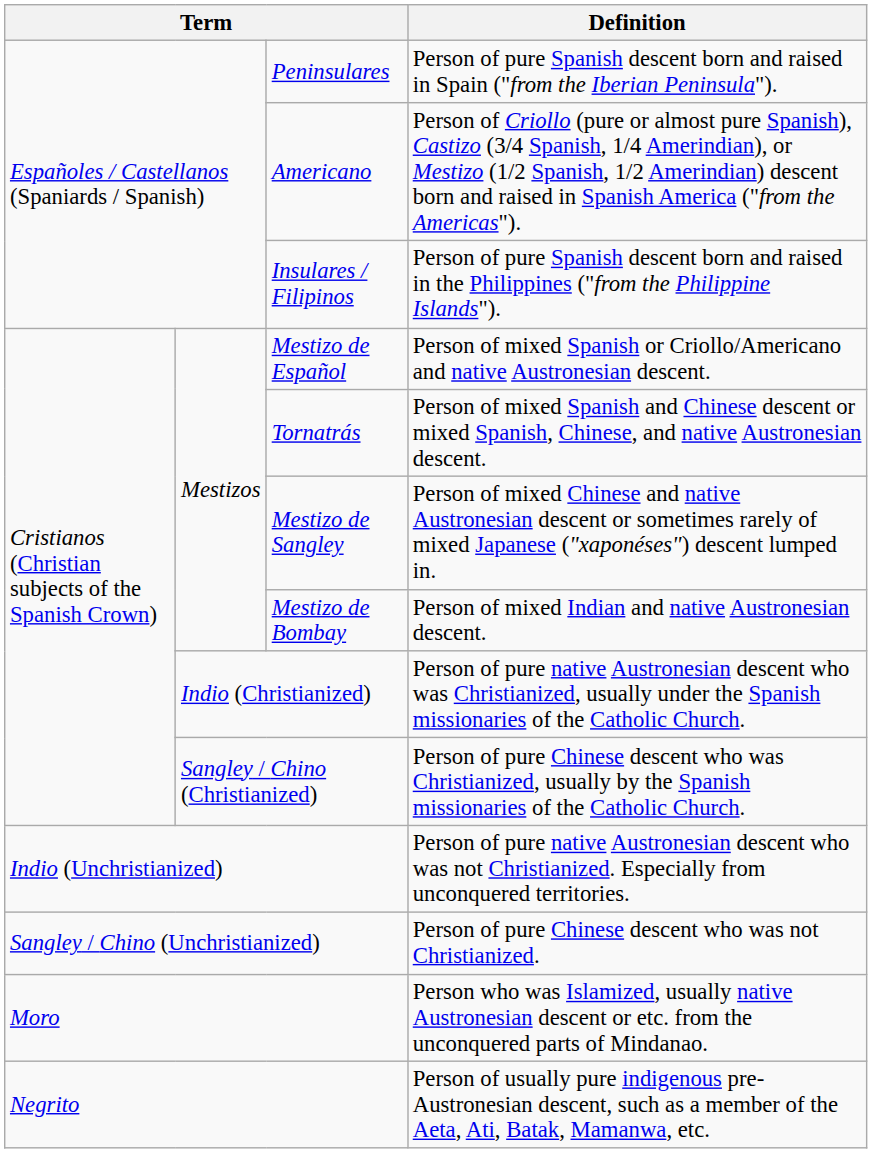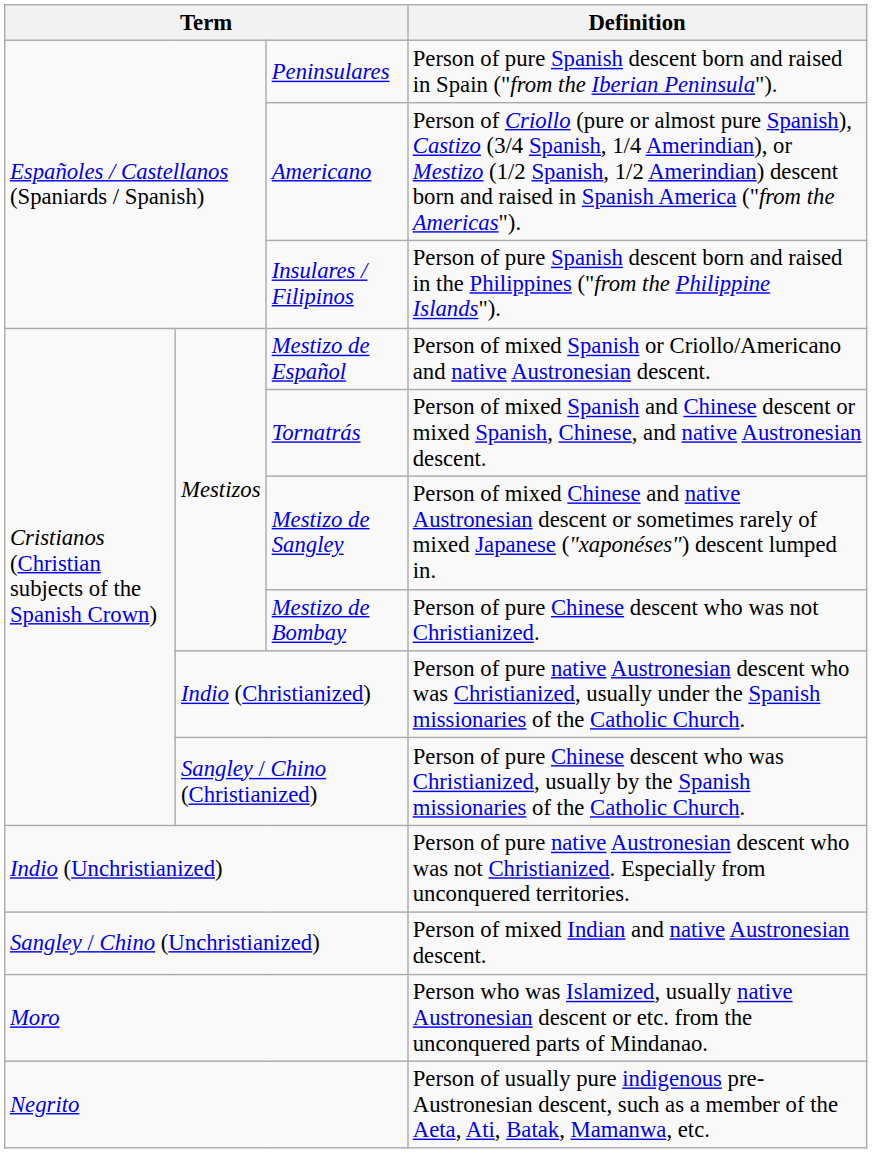(631, 619) Person of mixed Indian and native Austronesian descent. -> (616, 619) Person of pure Chinese descent who was not Christianized.
(616, 942) Person of pure Chinese descent who was not Christianized. -> (631, 942) Person of mixed Indian and native Austronesian descent.
